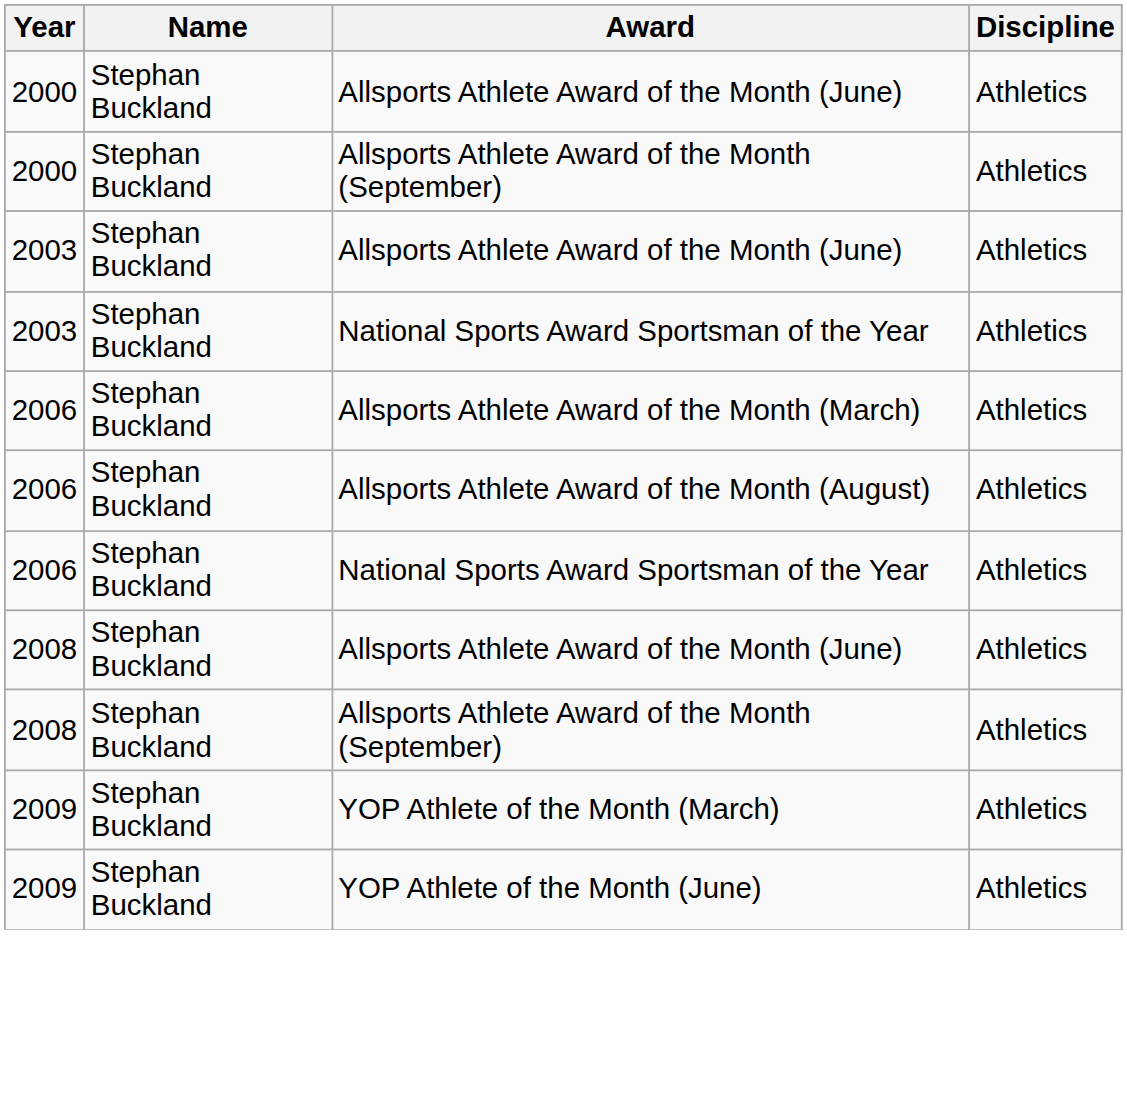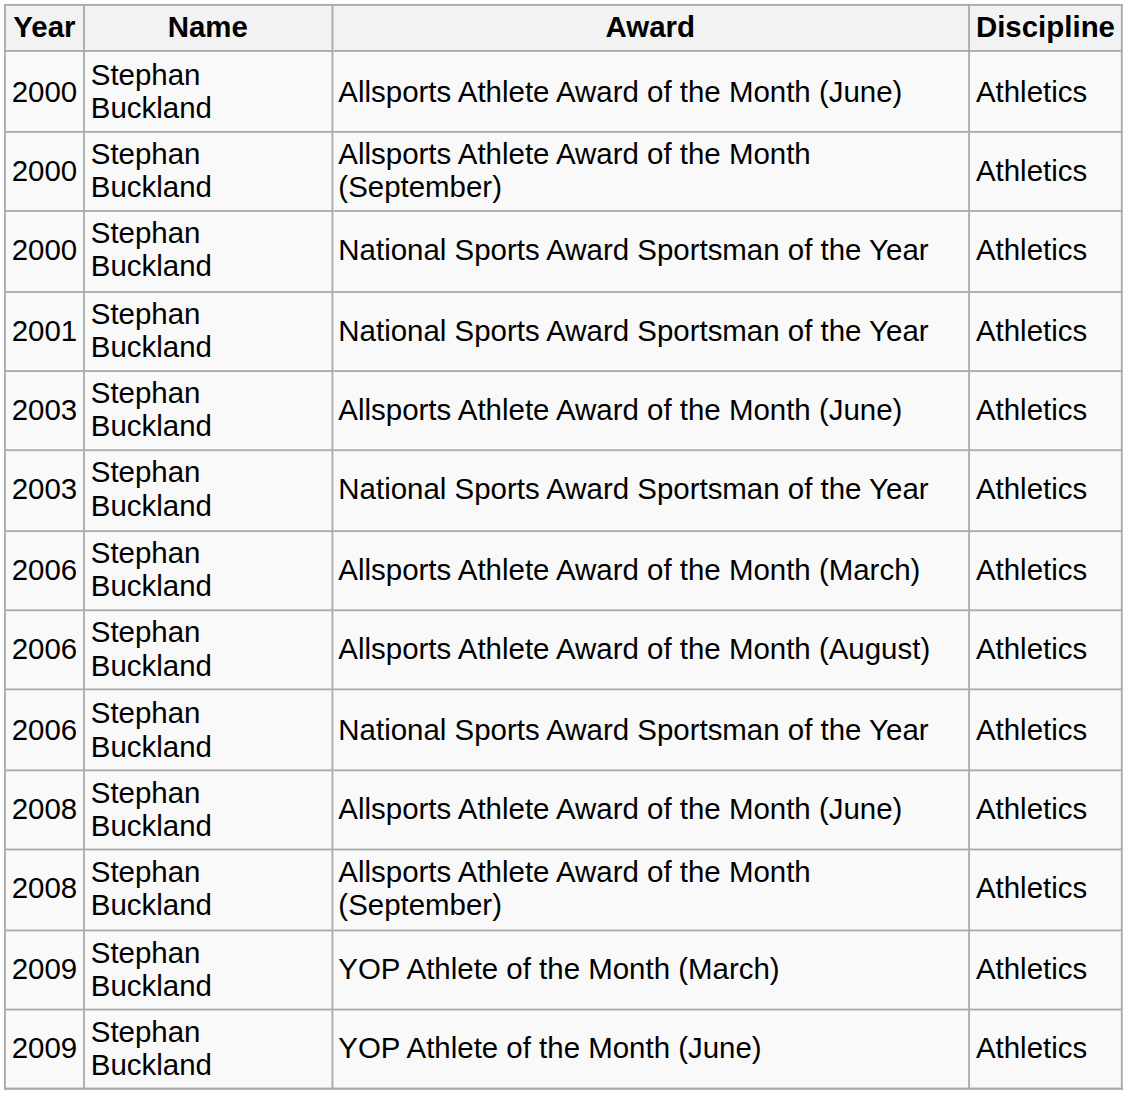+ row: (44, 250)
+ row: (44, 330)
